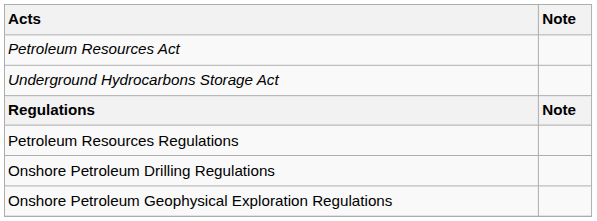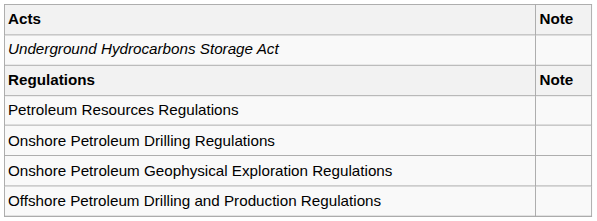- row: (94, 49)
+ row: (195, 201)
